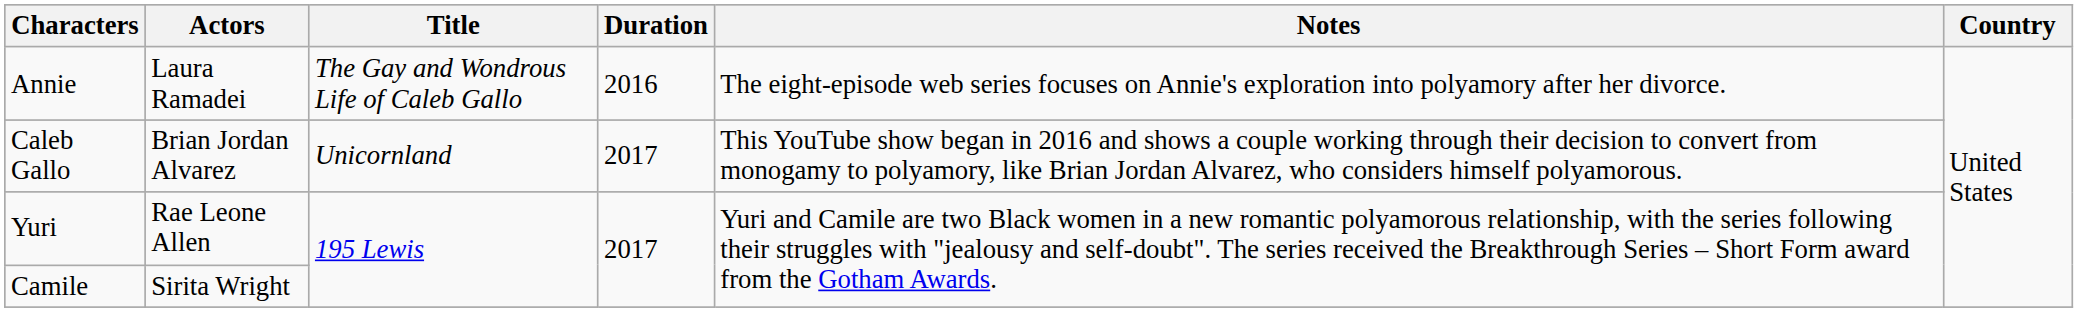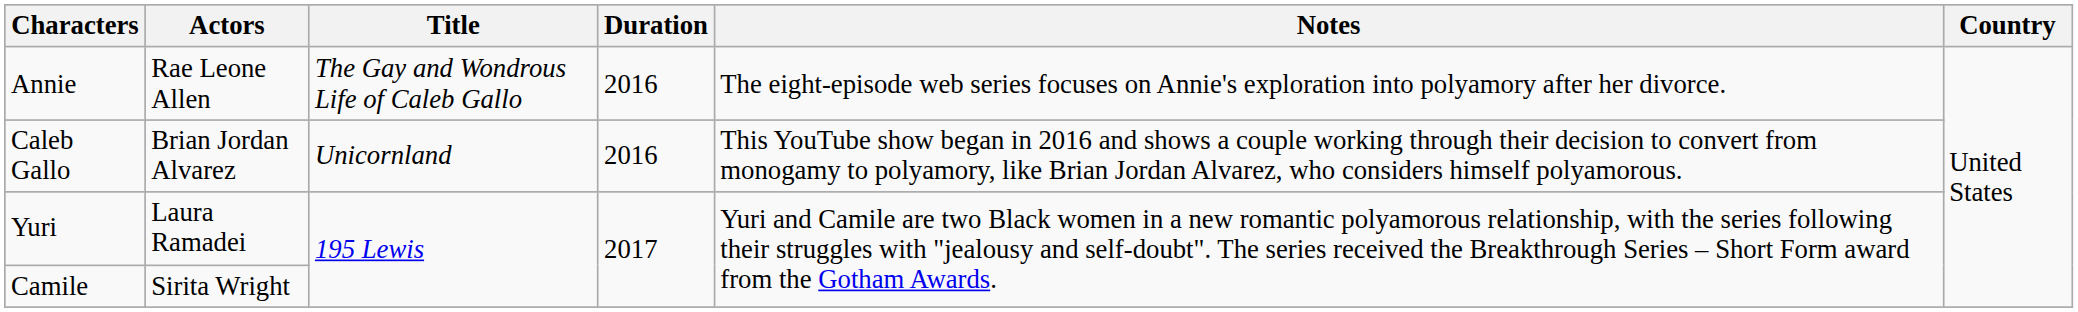(199, 83) Laura Ramadei -> (209, 83) Rae Leone Allen
(631, 155) 2017 -> (631, 155) 2016
(209, 227) Rae Leone Allen -> (199, 227) Laura Ramadei
